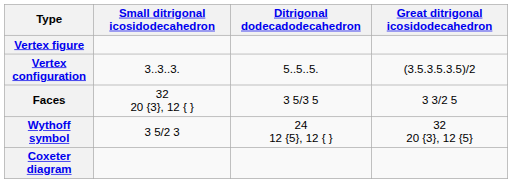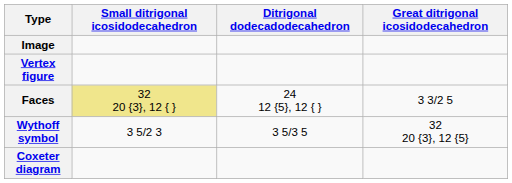+ row: (38, 44)
- row: (49, 69)
(162, 100) no background -> (144, 100) khaki background
(301, 100) 3 5/3 5 -> (290, 100) 24 12 {5}, 12 { }
(301, 132) 24 12 {5}, 12 { } -> (290, 132) 3 5/3 5
